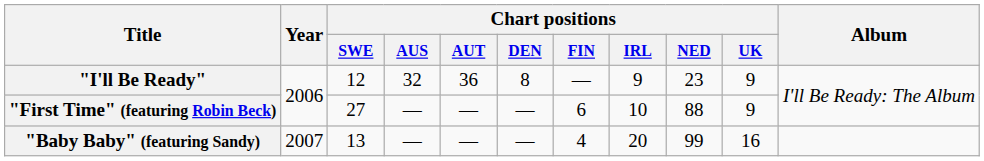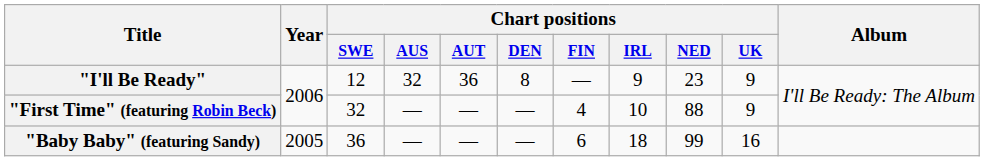(356, 110) 27 -> (356, 110) 32
(581, 110) 6 -> (581, 110) 4
(304, 140) 2007 -> (304, 140) 2005
(356, 140) 13 -> (356, 140) 36
(581, 140) 4 -> (581, 140) 6
(638, 140) 20 -> (638, 140) 18
